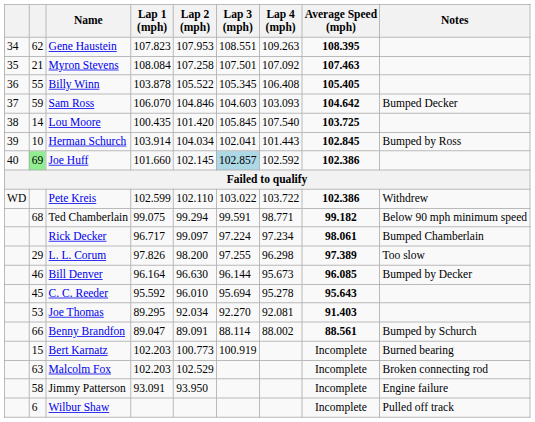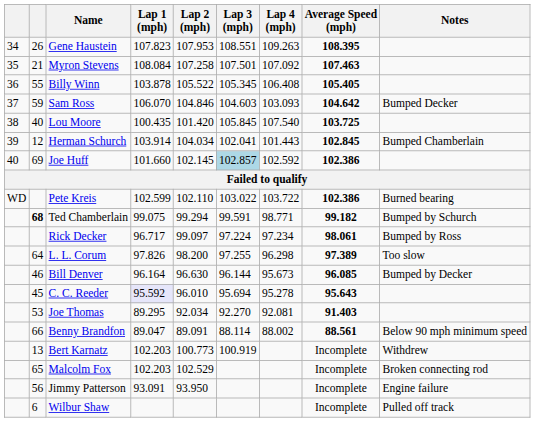(37, 46) 62 -> (37, 46) 26
(37, 122) 14 -> (37, 122) 40
(37, 141) 10 -> (37, 141) 12
(422, 141) Bumped by Ross -> (433, 141) Bumped Chamberlain
(37, 160) lightgreen background -> (37, 160) no background
(405, 198) Withdrew -> (418, 198) Burned bearing
(37, 217) normal -> (37, 217) bold
(455, 217) Below 90 mph minimum speed -> (430, 217) Bumped by Schurch
(433, 236) Bumped Chamberlain -> (422, 236) Bumped by Ross
(37, 255) 29 -> (37, 255) 64
(149, 293) no background -> (149, 293) lavender background
(430, 331) Bumped by Schurch -> (455, 331) Below 90 mph minimum speed
(37, 350) 15 -> (37, 350) 13
(418, 350) Burned bearing -> (405, 350) Withdrew
(37, 369) 63 -> (37, 369) 65
(37, 388) 58 -> (37, 388) 56
